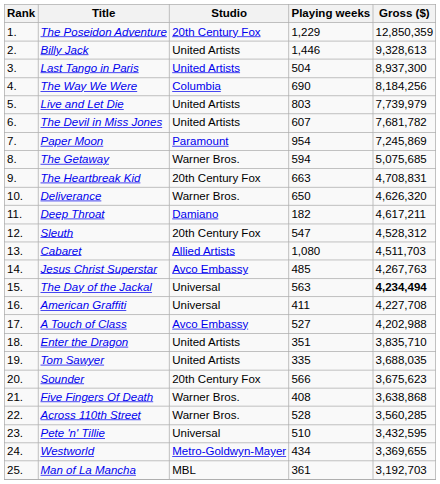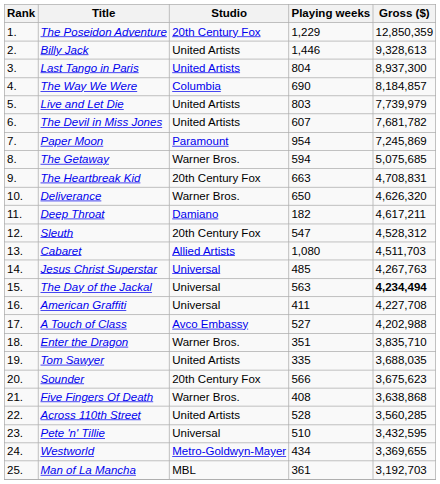(301, 68) 504 -> (301, 68) 804
(401, 86) 8,184,256 -> (401, 86) 8,184,857
(210, 269) Avco Embassy -> (196, 269) Universal
(206, 342) United Artists -> (206, 342) Warner Bros.
(206, 415) Warner Bros. -> (206, 415) United Artists
